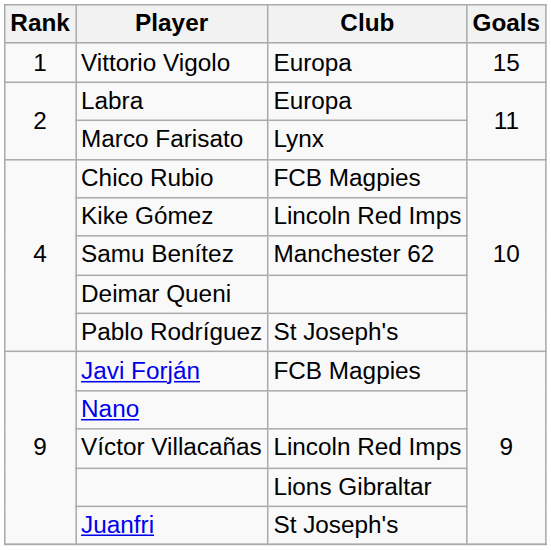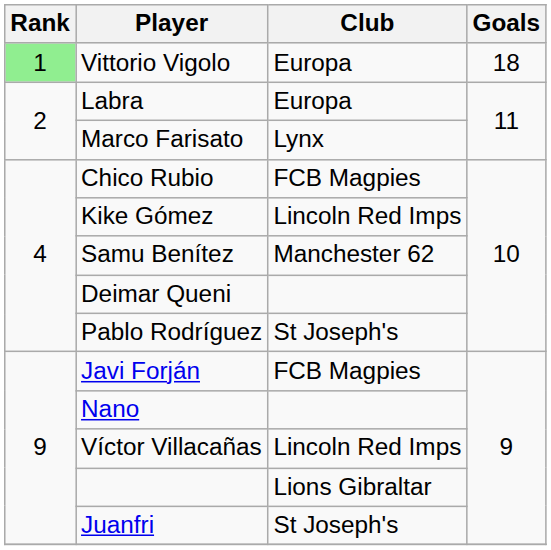(40, 62) no background -> (40, 62) lightgreen background
(506, 62) 15 -> (506, 62) 18
